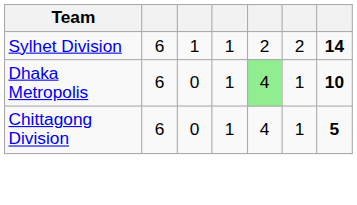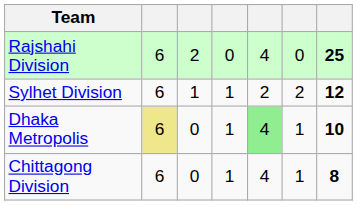+ row: (42, 55)
(334, 45) 14 -> (334, 92) 12
(160, 82) no background -> (160, 129) khaki background
(334, 129) 5 -> (334, 176) 8
